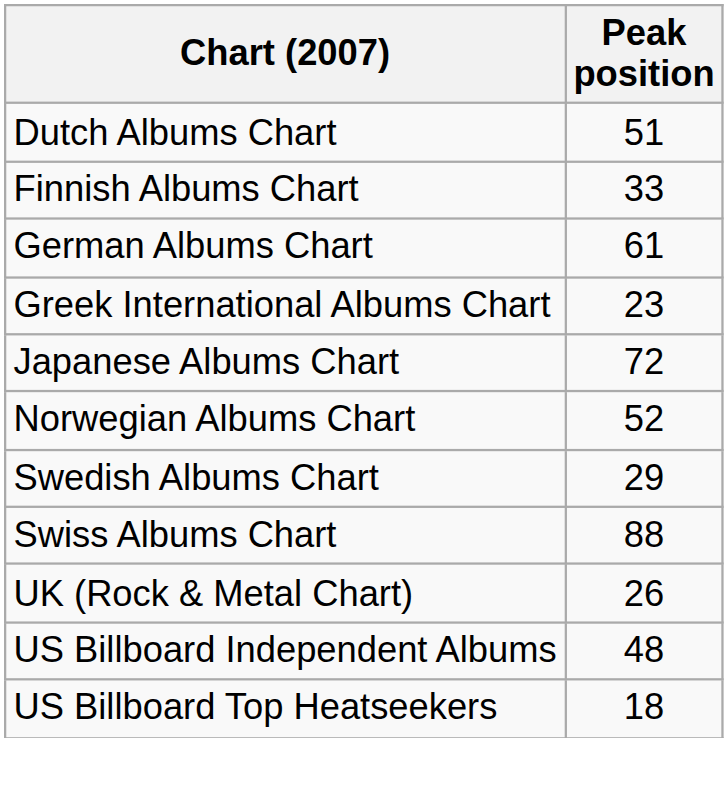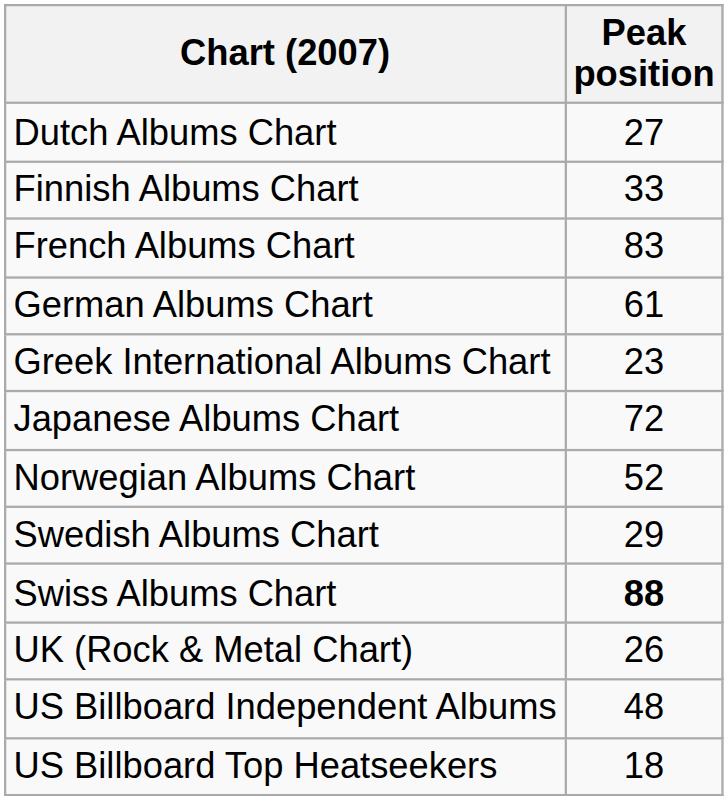(644, 131) 51 -> (644, 131) 27
+ row: (184, 246)
(644, 534) normal -> (644, 592) bold
